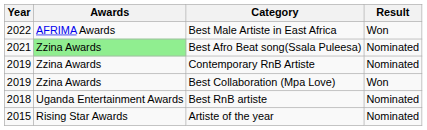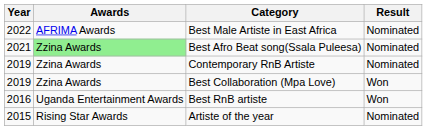(378, 30) Won -> (393, 30) Nominated
(19, 99) 2018 -> (19, 99) 2016
(393, 99) Nominated -> (378, 99) Won
